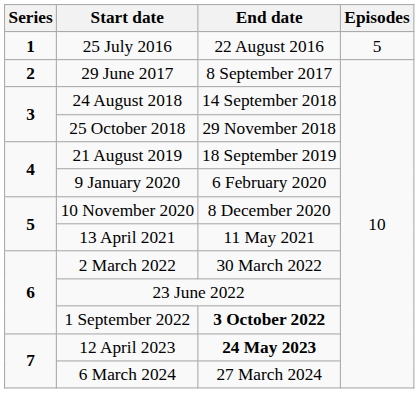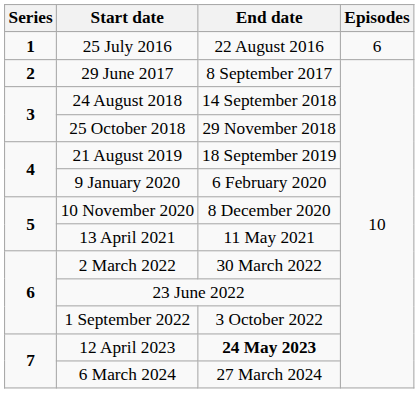(377, 45) 5 -> (377, 45) 6
(269, 319) bold -> (269, 319) normal
